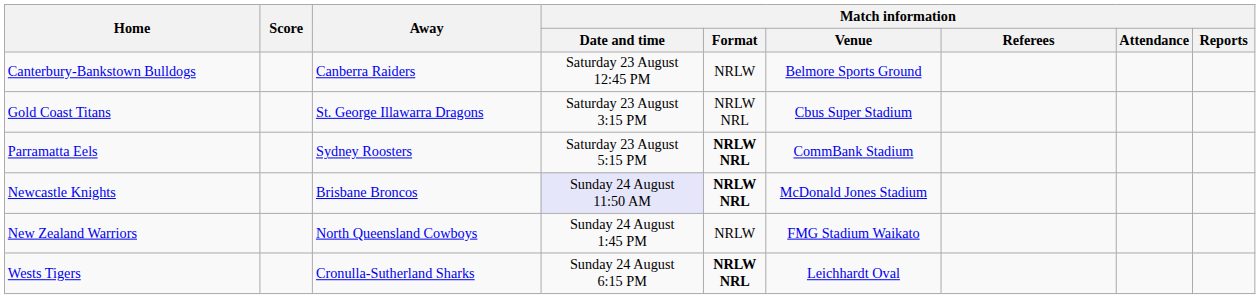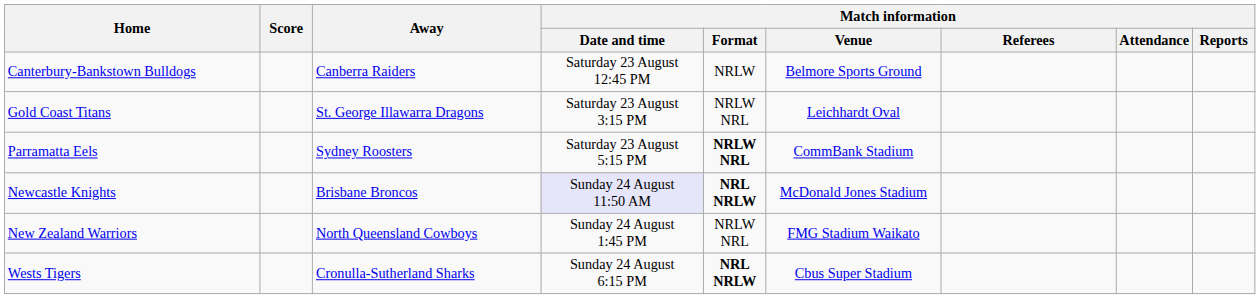(853, 112) Cbus Super Stadium -> (853, 112) Leichhardt Oval
(735, 193) NRLW NRL -> (735, 193) NRL NRLW
(735, 233) NRLW -> (735, 233) NRLW NRL
(735, 273) NRLW NRL -> (735, 273) NRL NRLW
(853, 273) Leichhardt Oval -> (853, 273) Cbus Super Stadium
